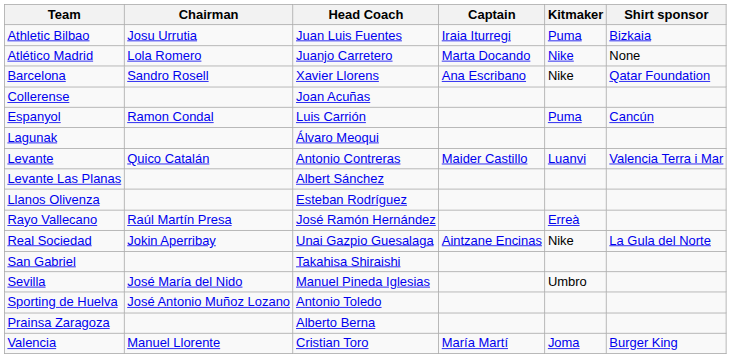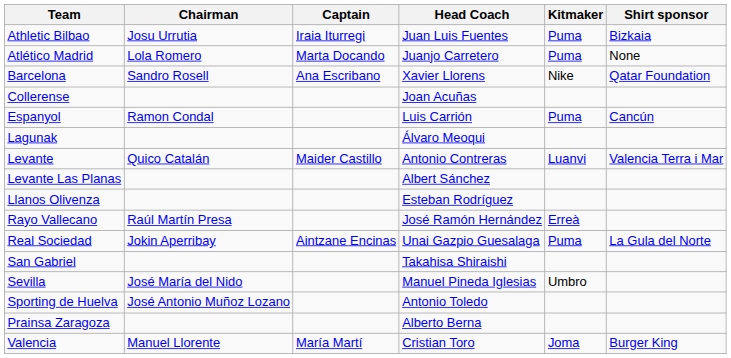columns swapped: (366, 14) <-> (492, 14)
(561, 55) Nike -> (565, 55) Puma
(561, 240) Nike -> (565, 240) Puma
